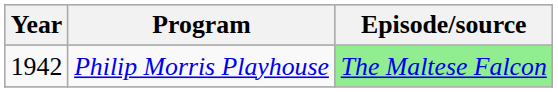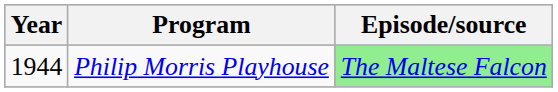(37, 65) 1942 -> (37, 65) 1944
